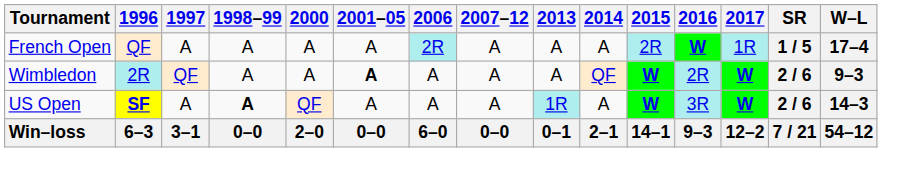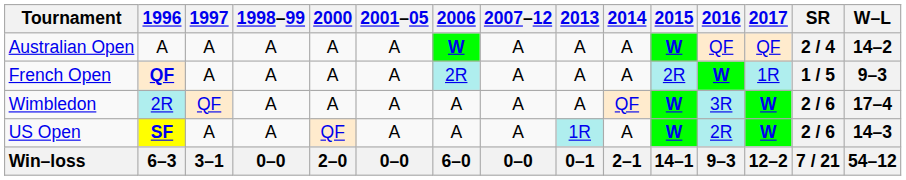+ row: (71, 46)
(139, 46) normal -> (162, 75) bold
(849, 46) 17–4 -> (872, 75) 9–3
(371, 75) bold -> (394, 103) normal
(698, 75) 2R -> (721, 103) 3R
(849, 75) 9–3 -> (872, 103) 17–4
(248, 103) bold -> (271, 132) normal
(698, 103) 3R -> (721, 132) 2R
